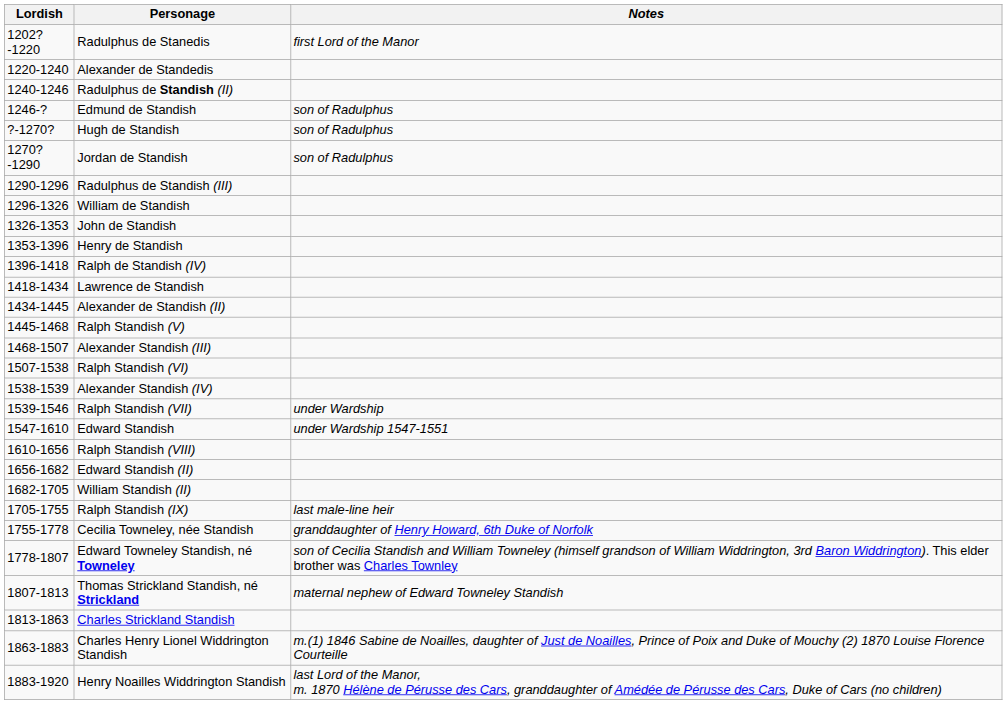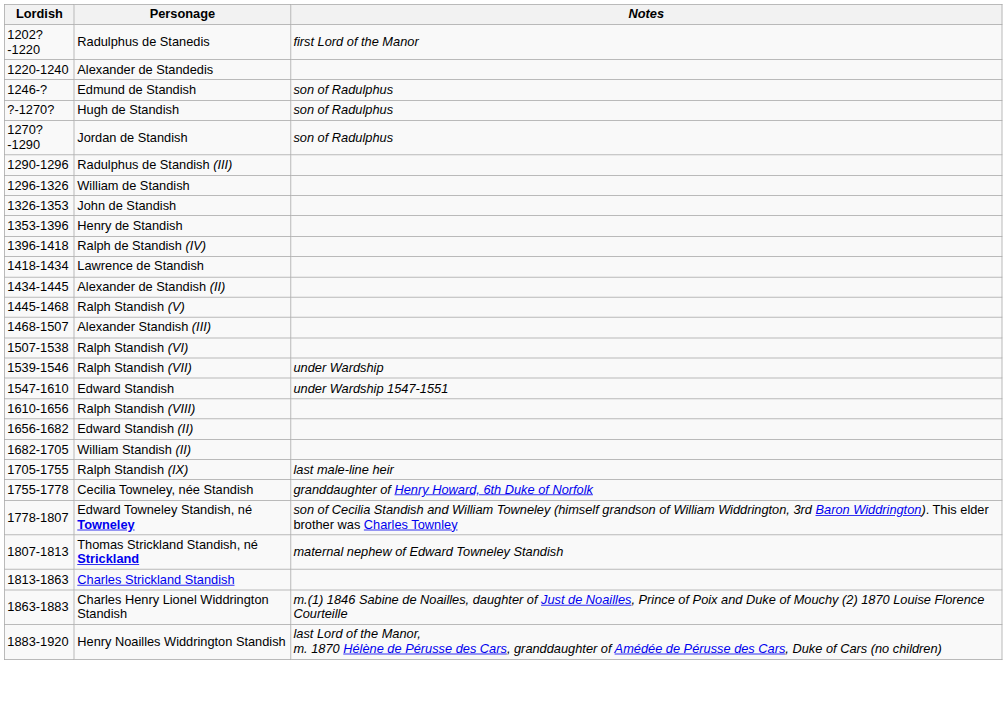- row: (155, 89)
- row: (145, 388)
